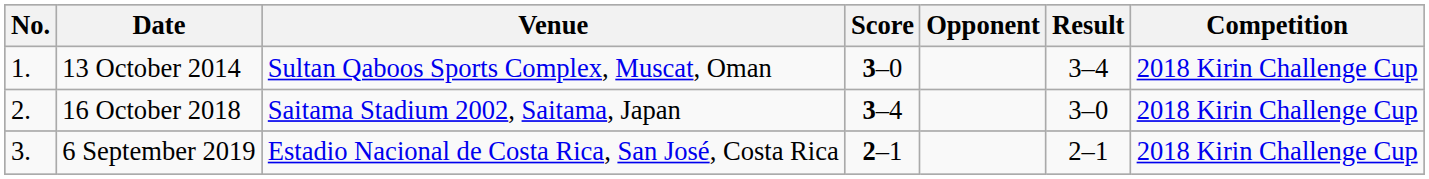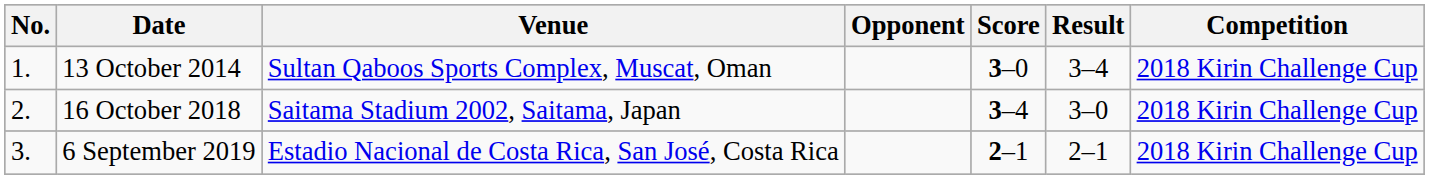columns swapped: (983, 25) <-> (882, 25)
